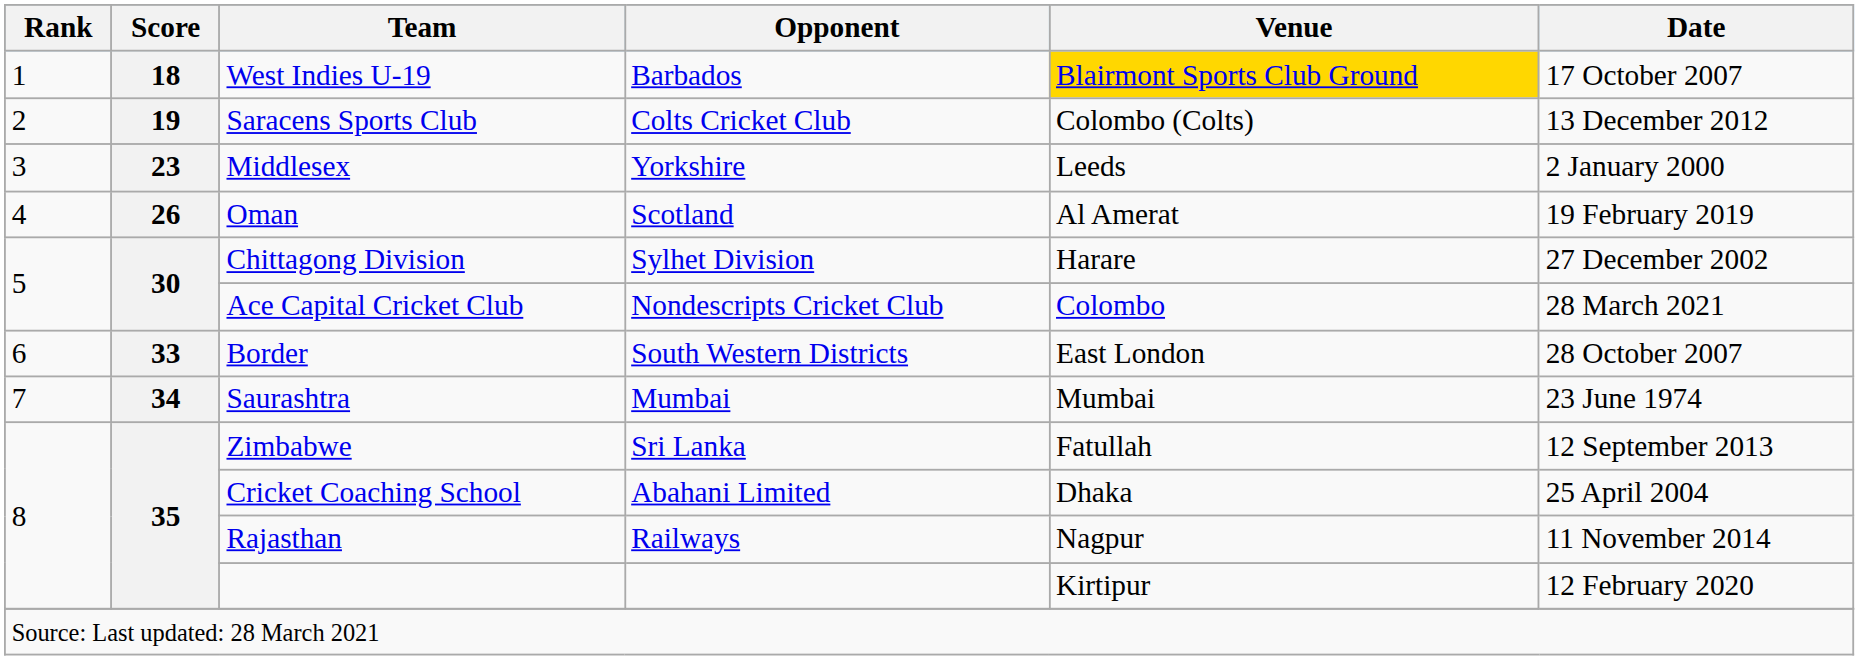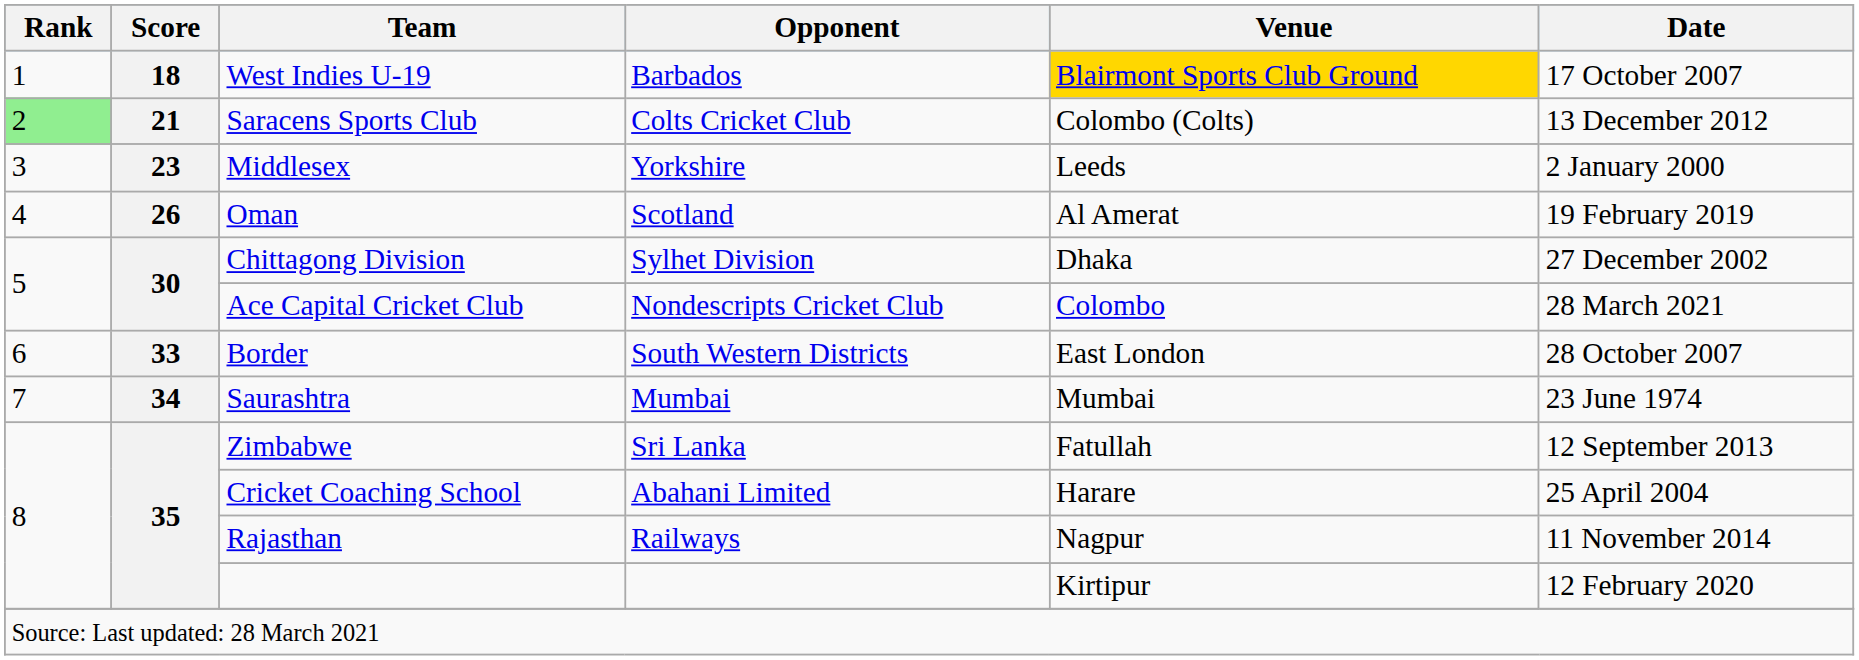(19, 120) no background -> (19, 120) lightgreen background
(166, 120) 19 -> (166, 120) 21
(1096, 259) Harare -> (1094, 259) Dhaka
(1094, 492) Dhaka -> (1096, 492) Harare
